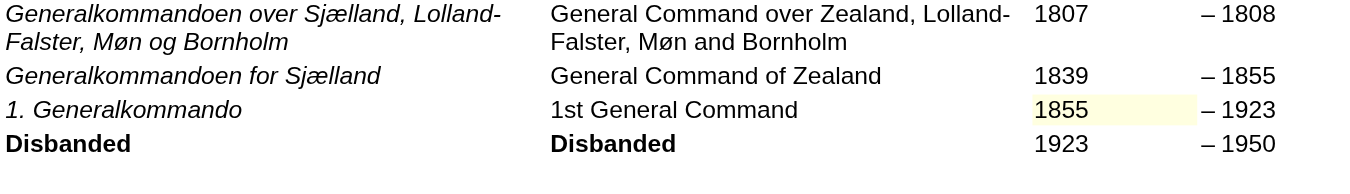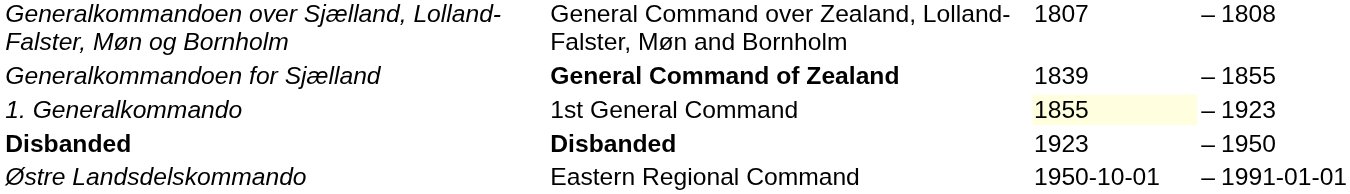(716, 75) normal -> (725, 75) bold
+ row: (156, 177)
